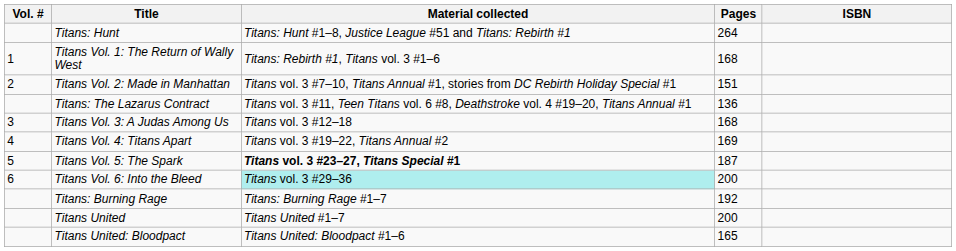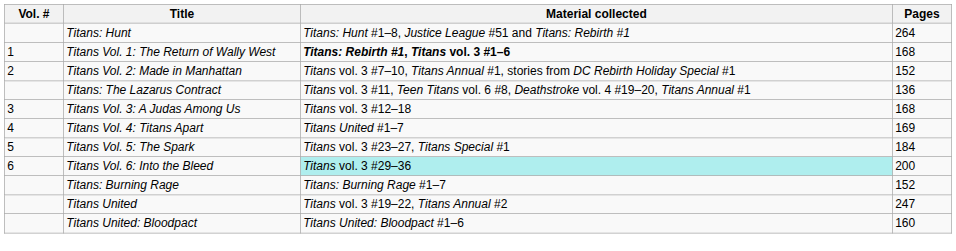- column: (857, 14)
(342, 58) normal -> (407, 52) bold
(728, 84) 151 -> (905, 71) 152
(346, 141) Titans vol. 3 #19–22, Titans Annual #2 -> (353, 128) Titans United #1–7
(352, 160) bold -> (406, 147) normal
(728, 160) 187 -> (905, 147) 184
(728, 198) 192 -> (905, 185) 152
(294, 217) Titans United #1–7 -> (405, 204) Titans vol. 3 #19–22, Titans Annual #2
(728, 217) 200 -> (905, 204) 247
(728, 236) 165 -> (905, 223) 160
